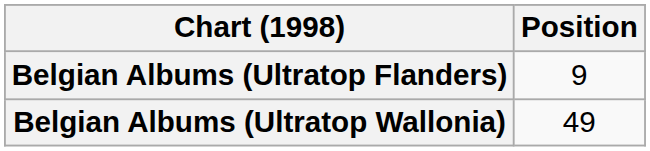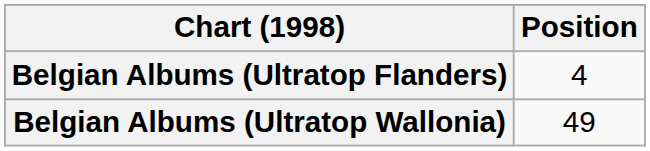(579, 74) 9 -> (579, 74) 4
